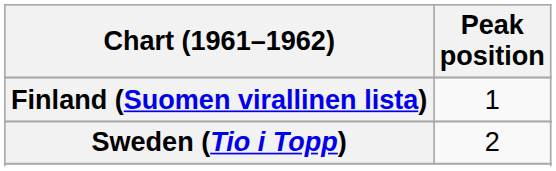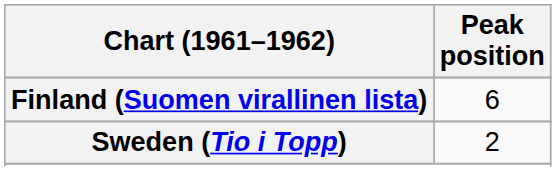(492, 99) 1 -> (492, 99) 6
